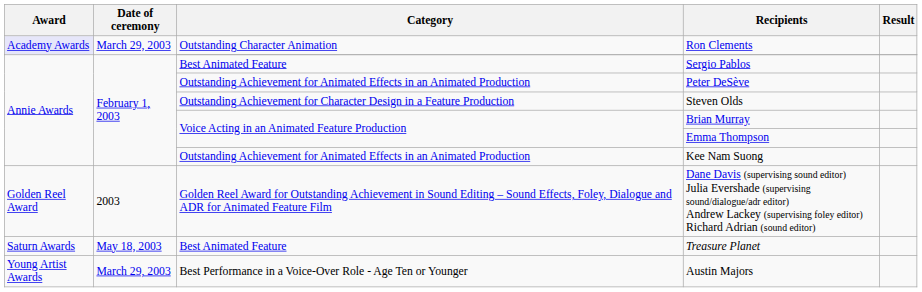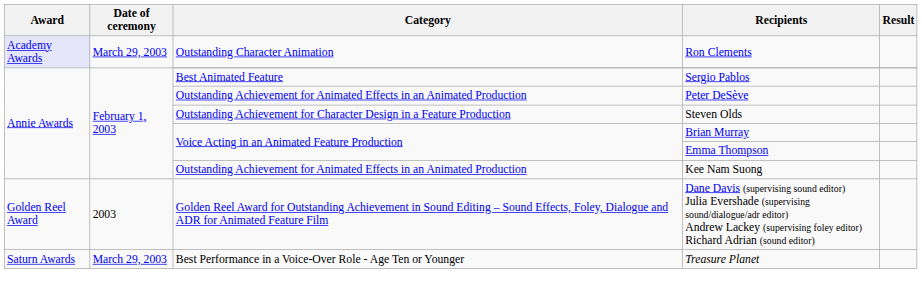(129, 246) May 18, 2003 -> (130, 259) March 29, 2003
(233, 246) Best Animated Feature -> (320, 259) Best Performance in a Voice-Over Role - Age Ten or Younger
- row: (720, 271)
